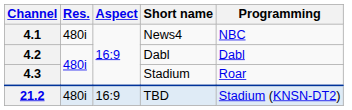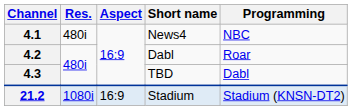(232, 54) Dabl -> (237, 54) Roar
(167, 74) Stadium -> (160, 74) TBD
(233, 74) Roar -> (236, 74) Dabl
(75, 95) 480i -> (78, 95) 1080i
(156, 95) TBD -> (171, 95) Stadium
